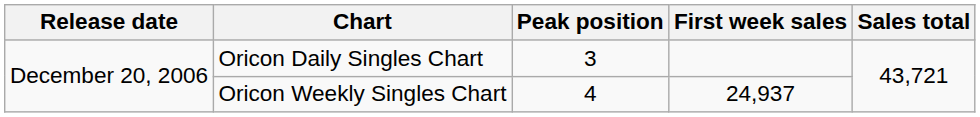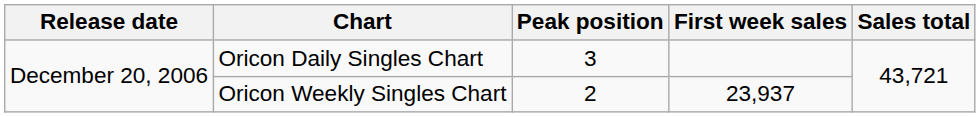(590, 93) 4 -> (590, 93) 2
(760, 93) 24,937 -> (760, 93) 23,937
